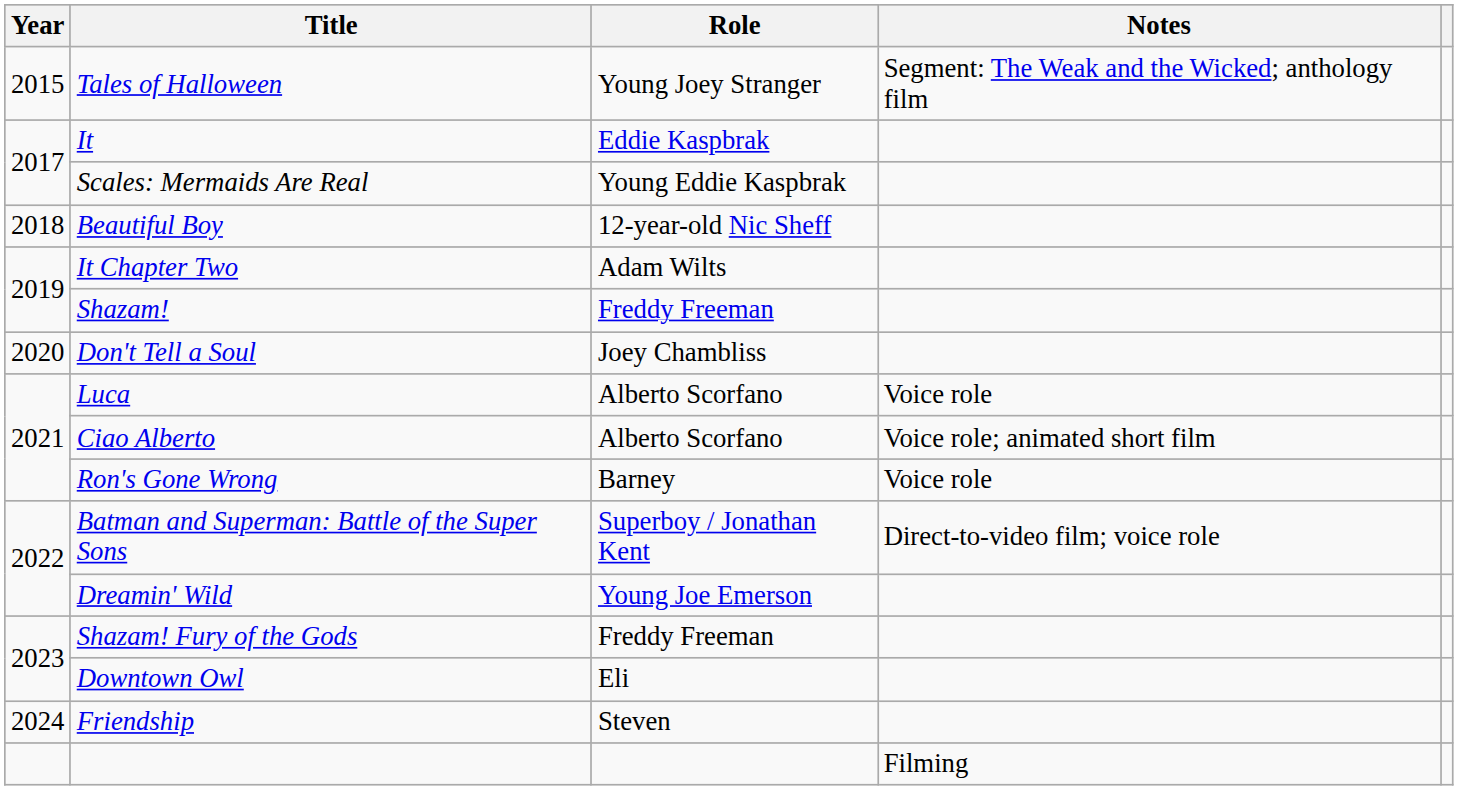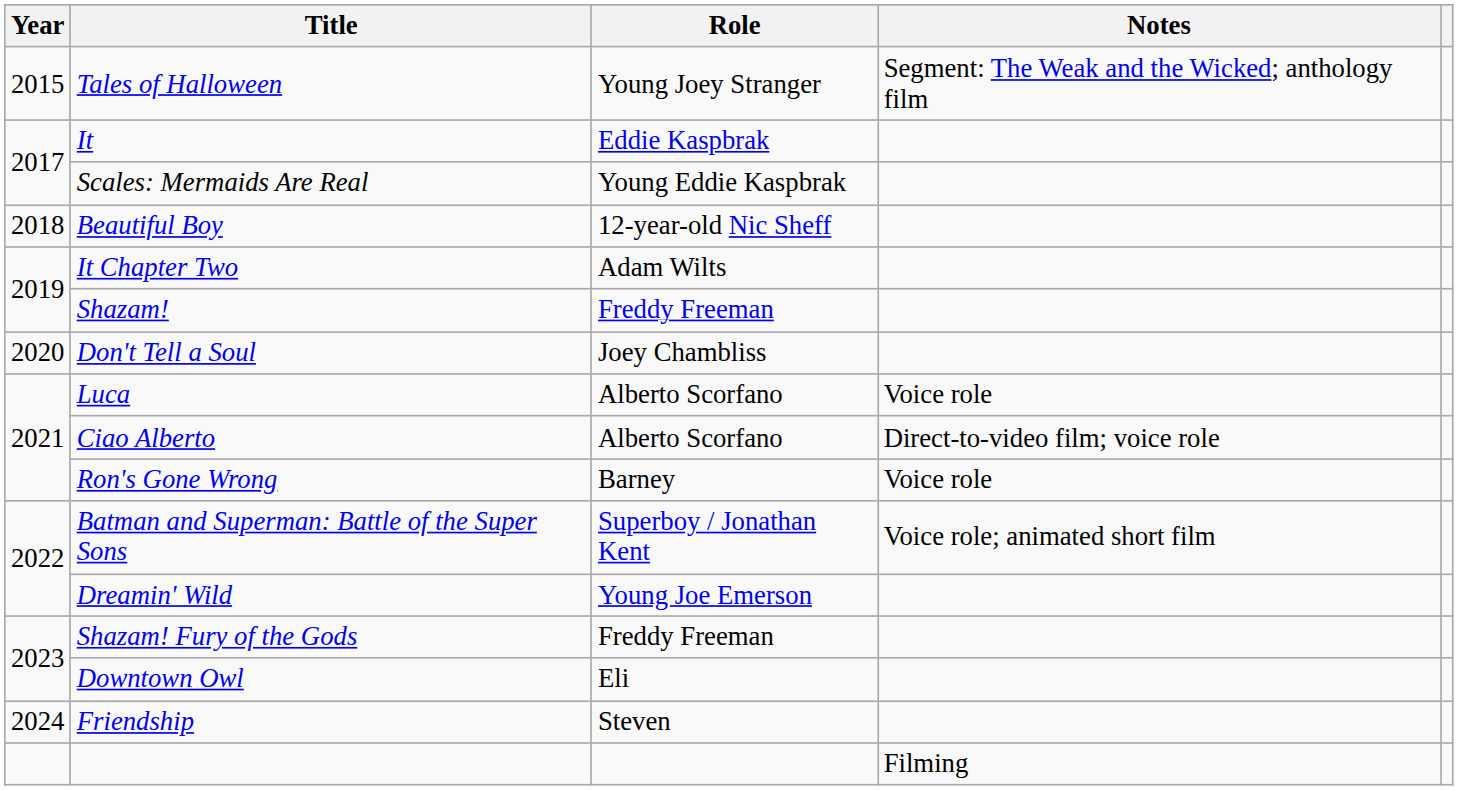(1050, 437) Voice role; animated short film -> (1052, 437) Direct-to-video film; voice role
(1052, 536) Direct-to-video film; voice role -> (1050, 536) Voice role; animated short film
